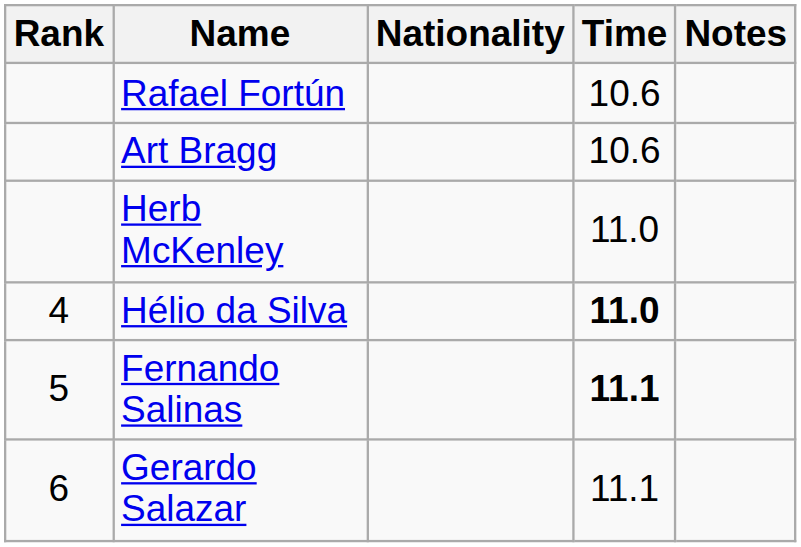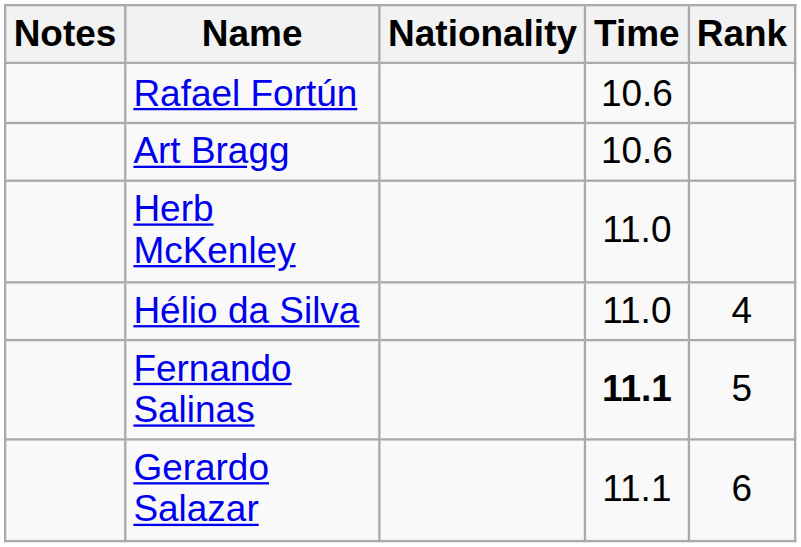columns swapped: (59, 33) <-> (736, 33)
(625, 309) bold -> (637, 309) normal
